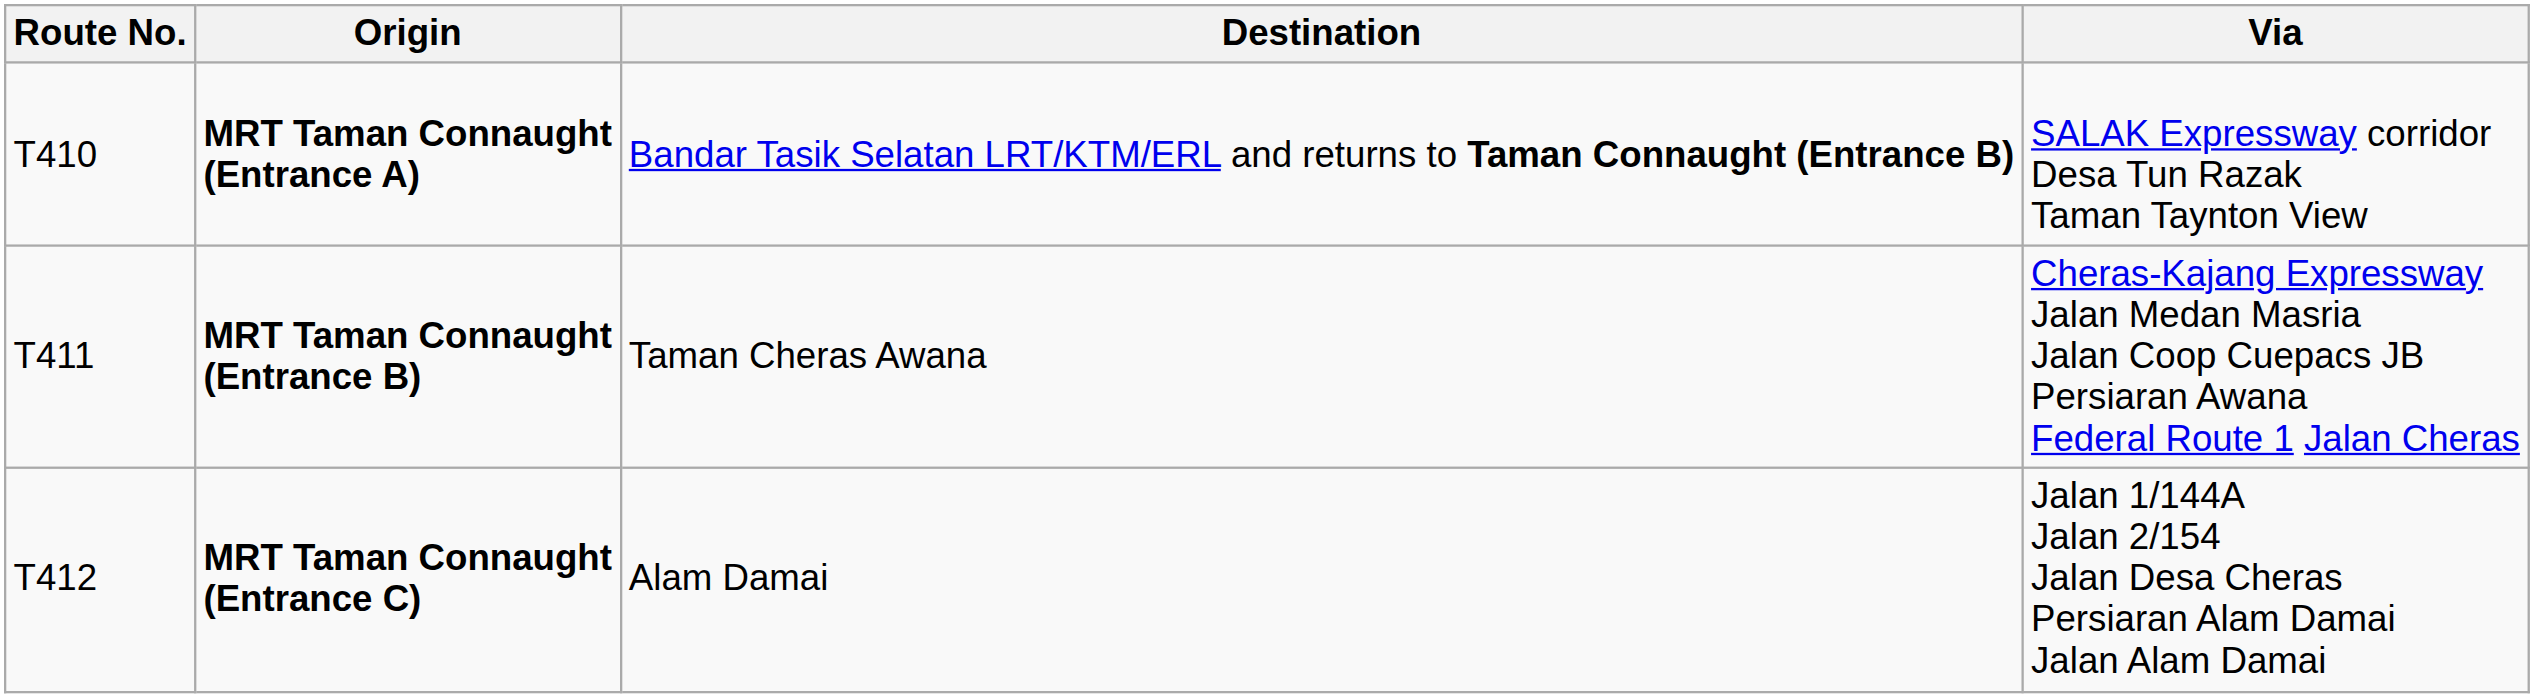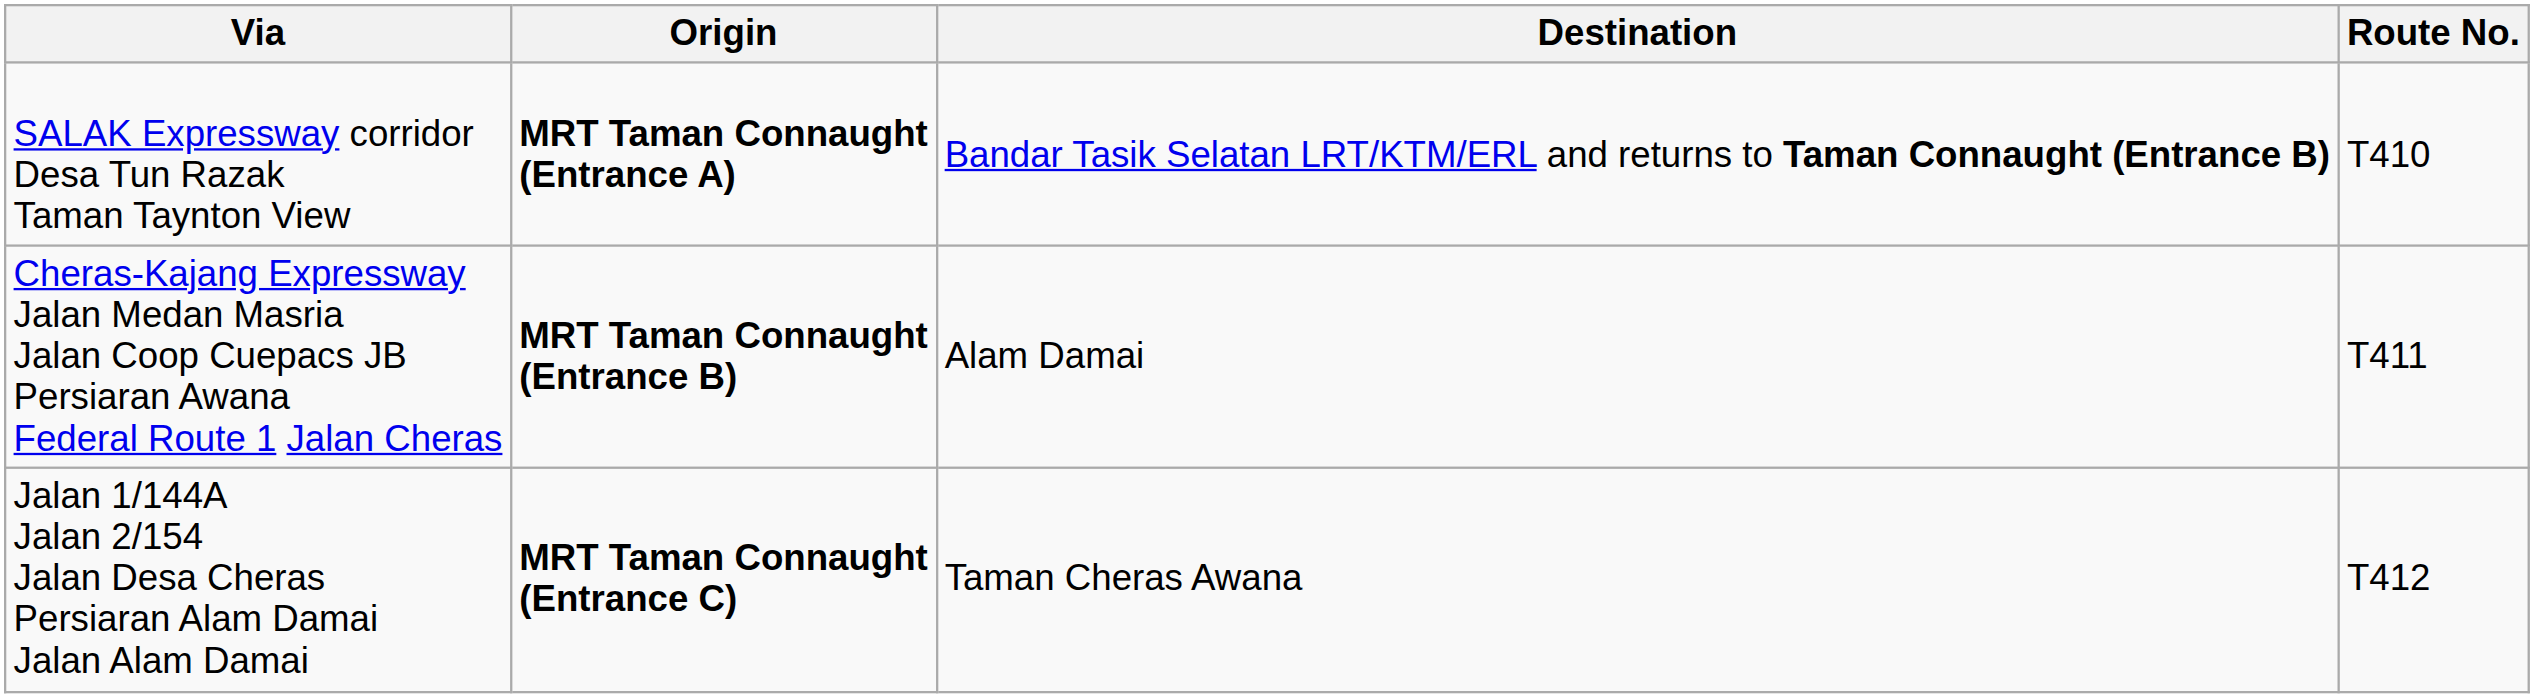columns swapped: (100, 33) <-> (2275, 33)
(808, 355) Taman Cheras Awana -> (1044, 355) Alam Damai
(729, 578) Alam Damai -> (1124, 578) Taman Cheras Awana
